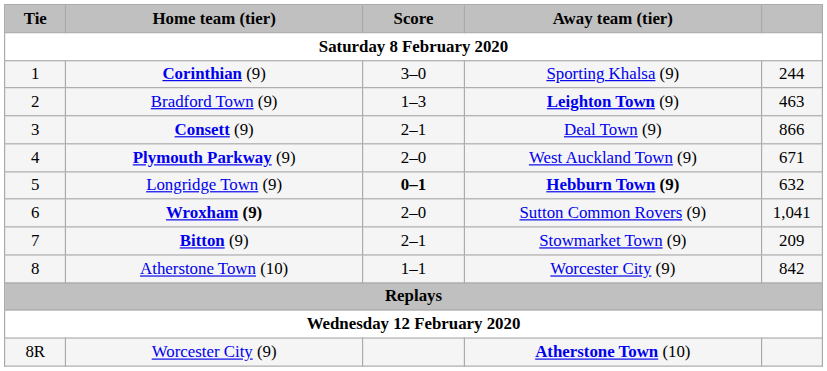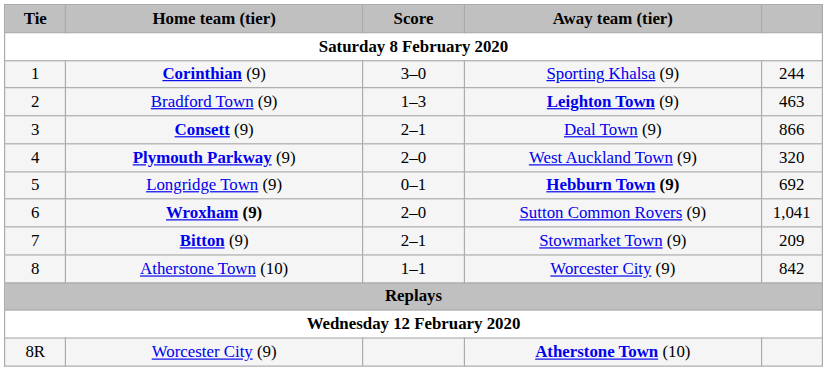(792, 157) 671 -> (792, 157) 320
(413, 185) bold -> (413, 185) normal
(792, 185) 632 -> (792, 185) 692
